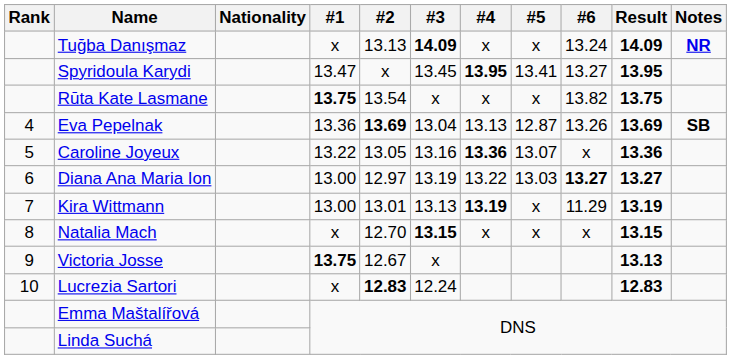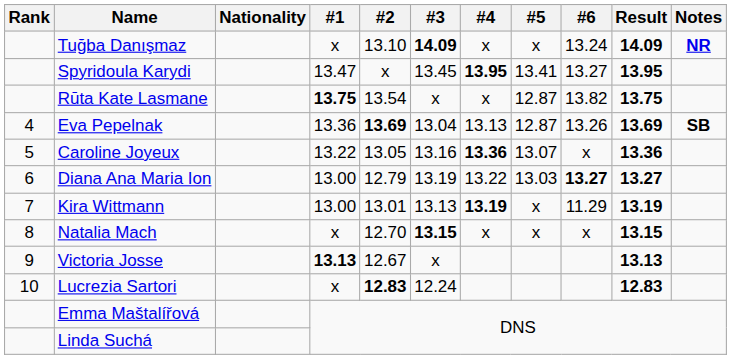(385, 44) 13.13 -> (385, 44) 13.10
(536, 98) x -> (536, 98) 12.87
(385, 179) 12.97 -> (385, 179) 12.79
(335, 260) 13.75 -> (335, 260) 13.13
